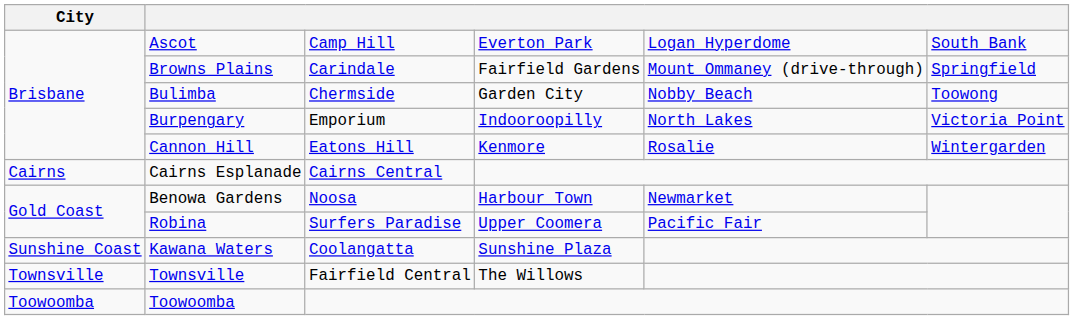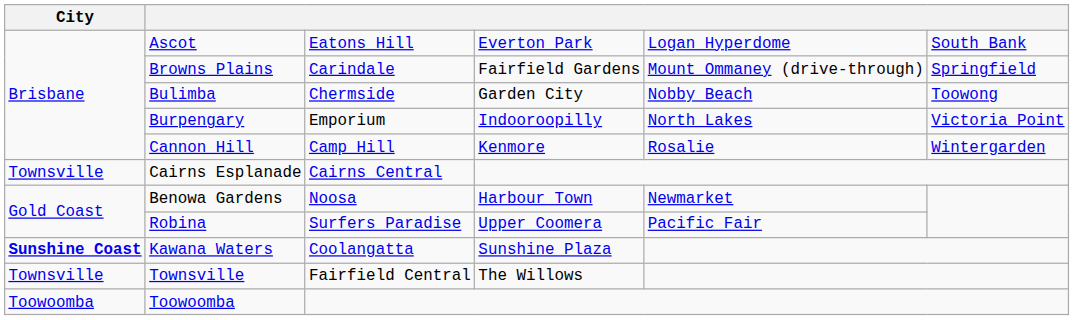(352, 43) Camp Hill -> (361, 43) Eatons Hill
(361, 147) Eatons Hill -> (352, 147) Camp Hill
(37, 173) Cairns -> (56, 173) Townsville
(75, 250) normal -> (75, 250) bold
